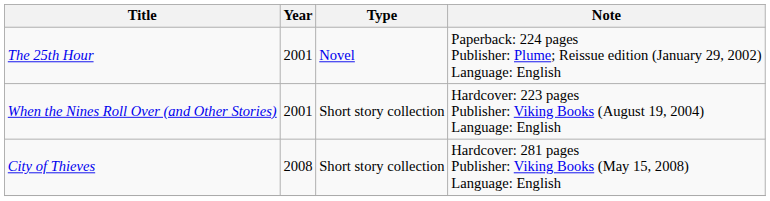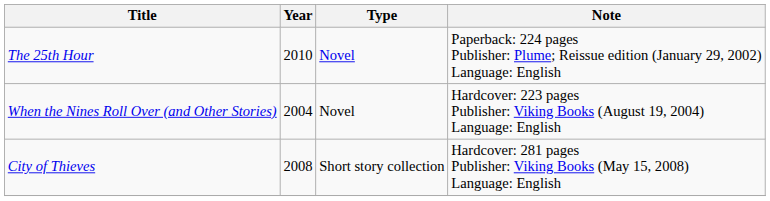(298, 55) 2001 -> (298, 55) 2010
(298, 111) 2001 -> (298, 111) 2004
(382, 111) Short story collection -> (337, 111) Novel
